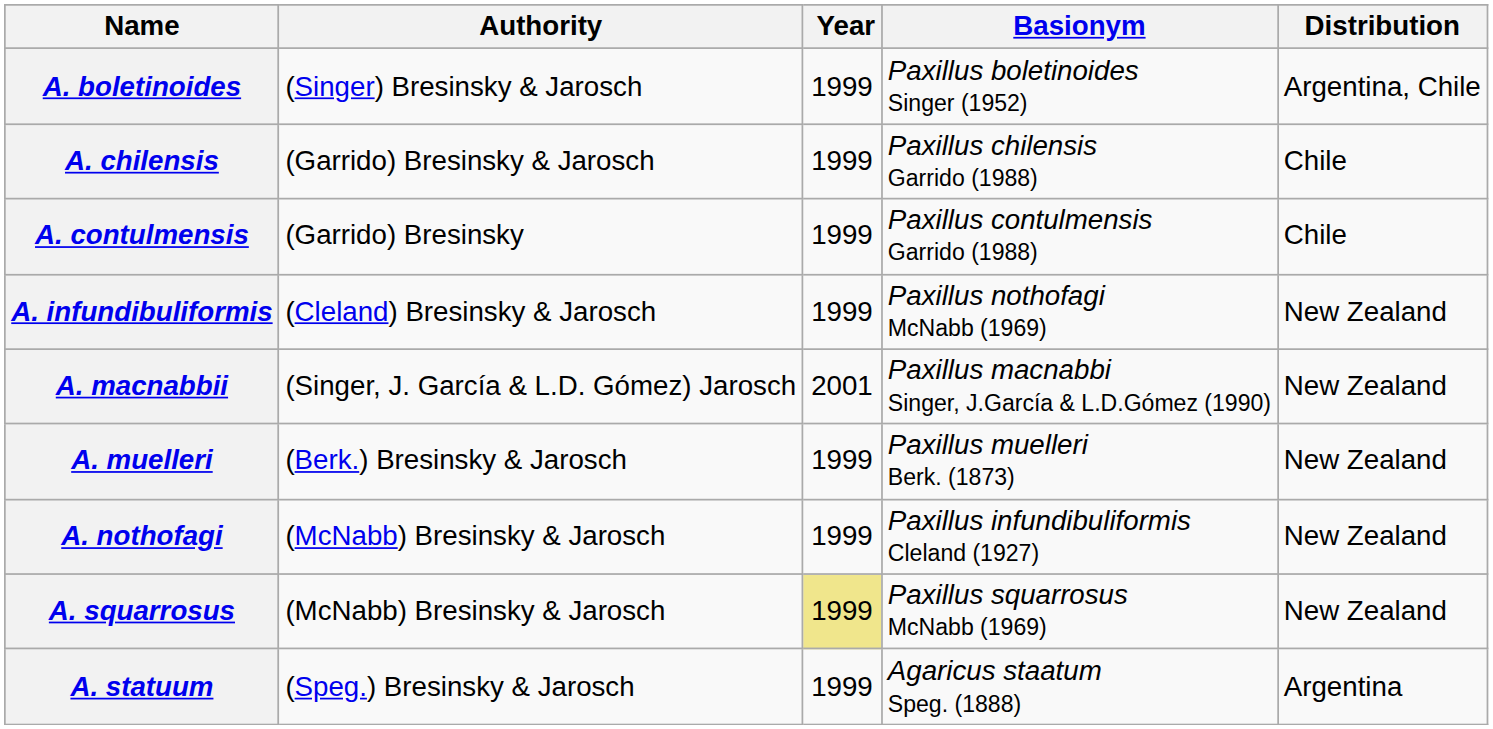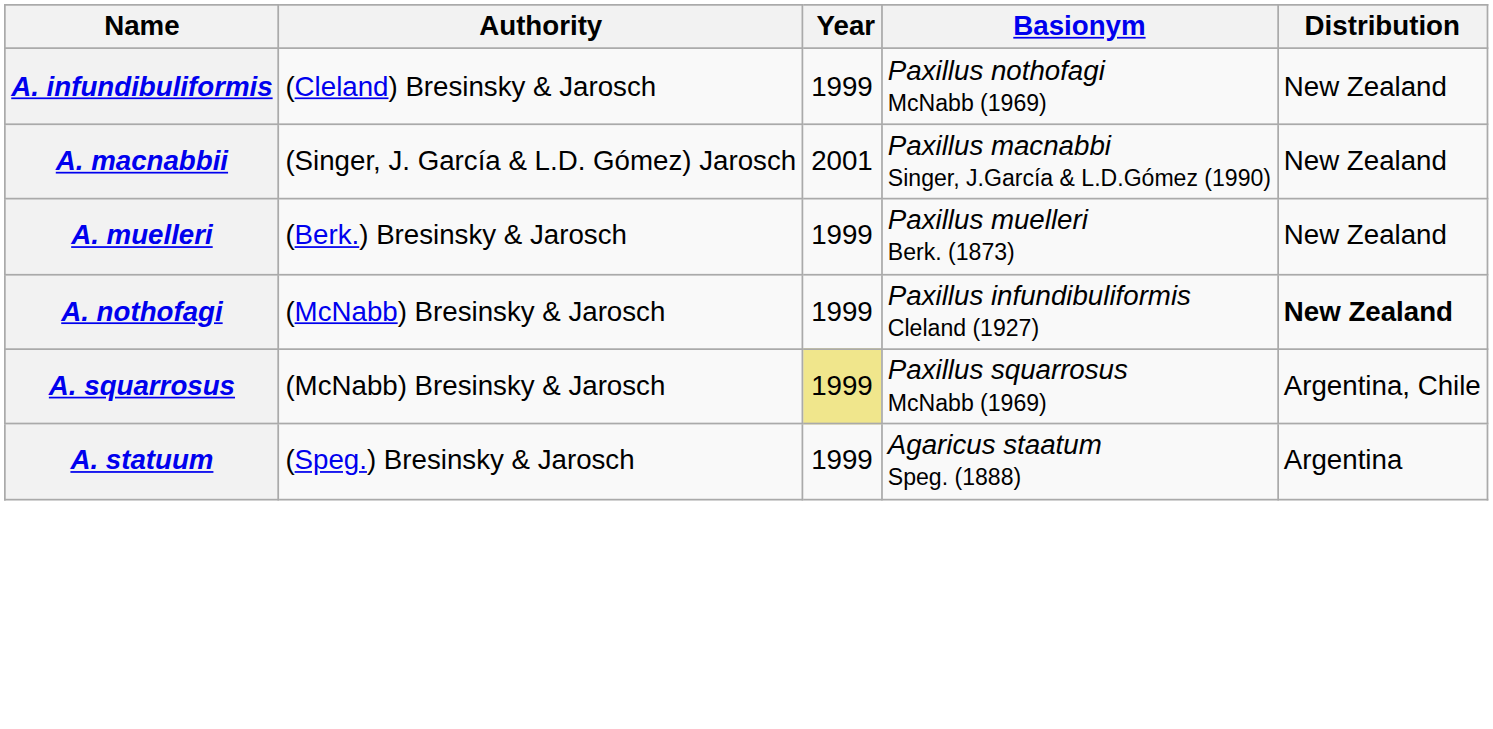- row: (142, 85)
- row: (142, 160)
- row: (142, 235)
(1365, 536) normal -> (1368, 311) bold
(1365, 611) New Zealand -> (1382, 386) Argentina, Chile
